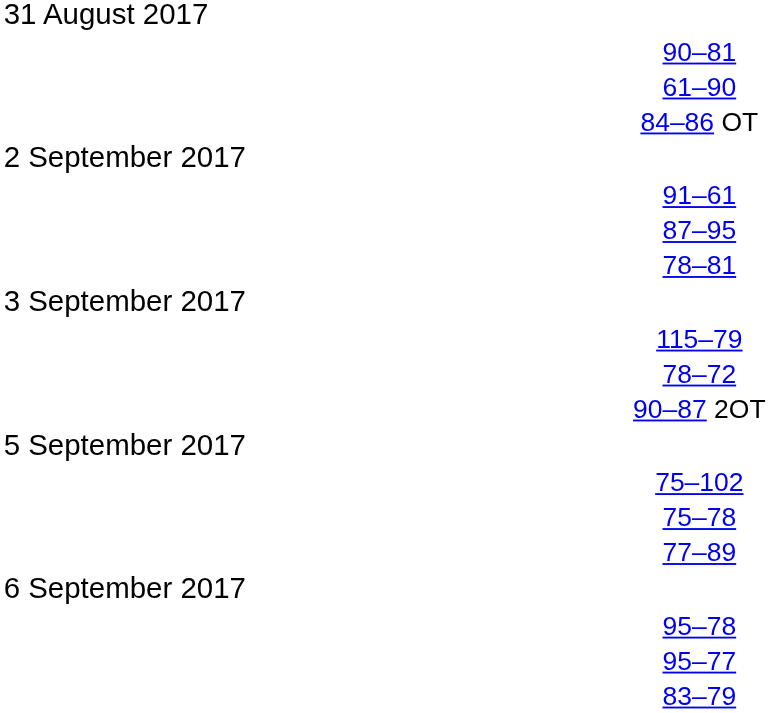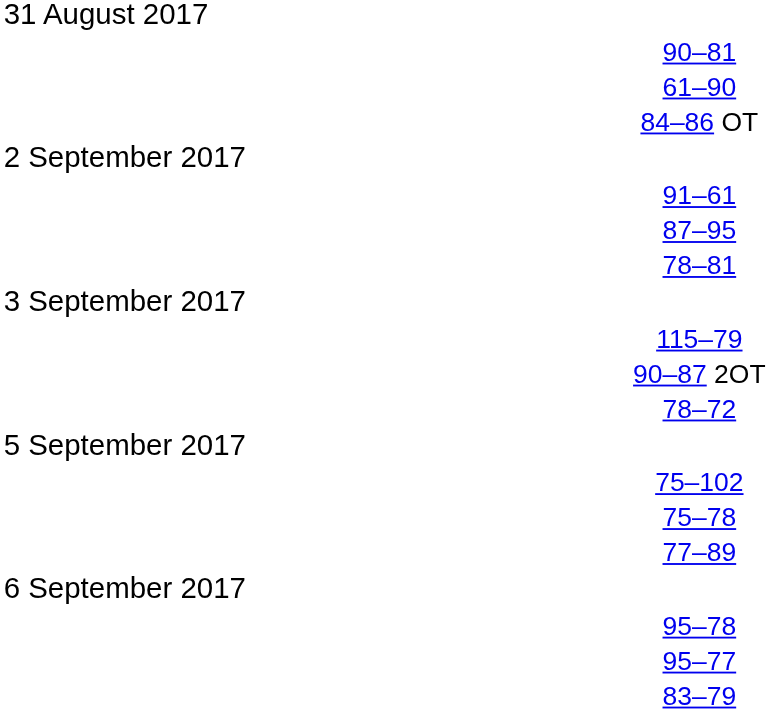rows swapped: (291, 374) <-> (291, 409)
